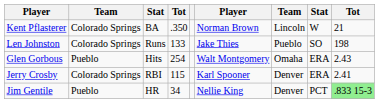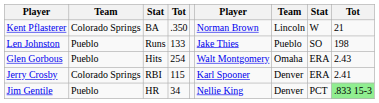(106, 43) Colorado Springs -> (85, 43) Pueblo
